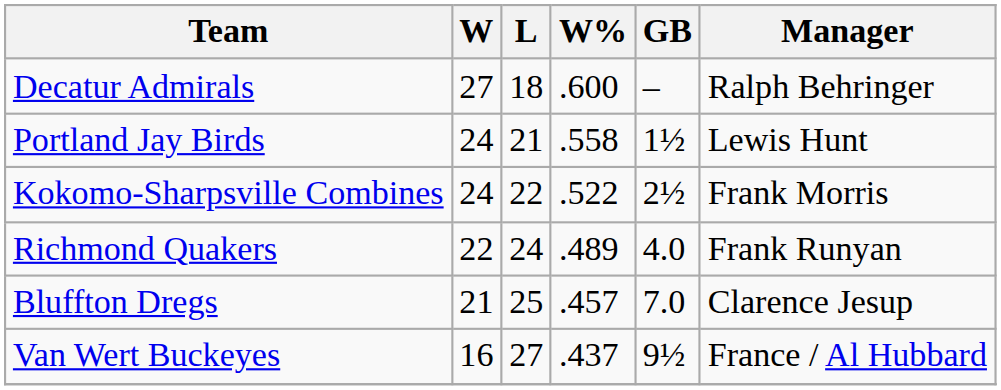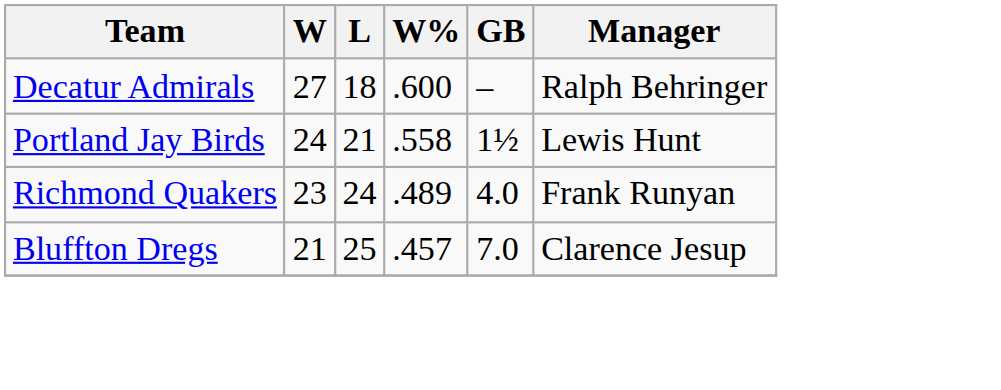- row: (228, 193)
(476, 247) 22 -> (310, 193) 23
- row: (147, 355)
